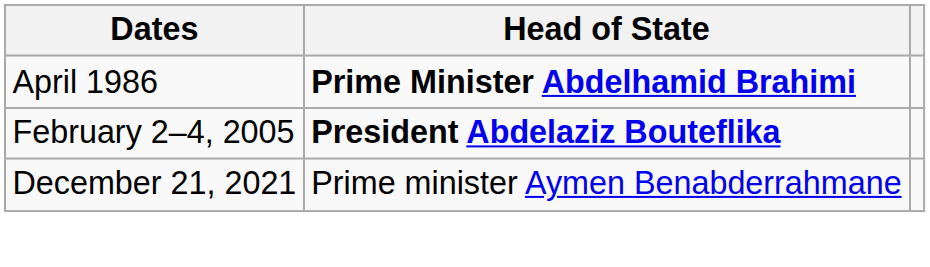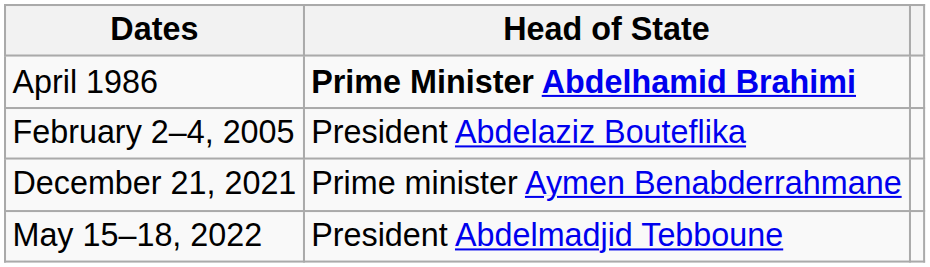(546, 132) bold -> (529, 132) normal
+ row: (137, 235)
